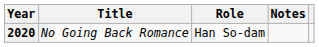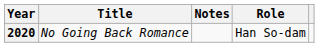columns swapped: (230, 14) <-> (288, 14)
